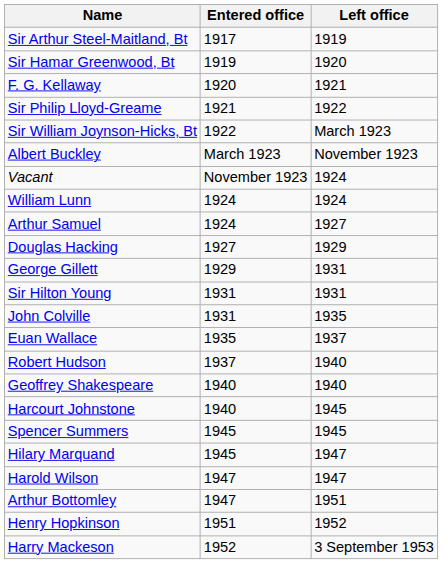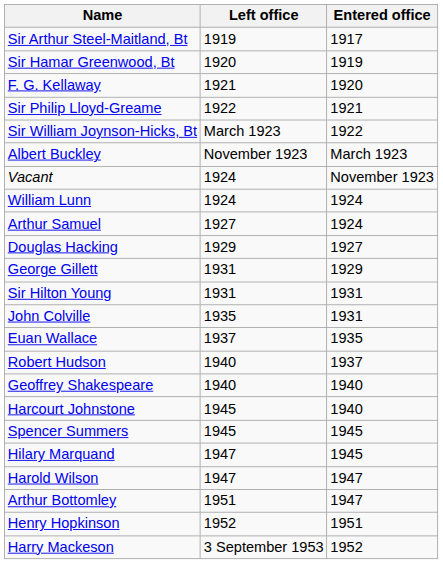columns swapped: (256, 16) <-> (374, 16)
